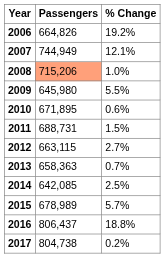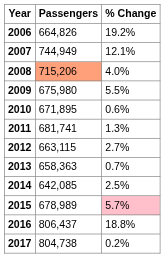(117, 71) 1.0% -> (117, 71) 4.0%
(58, 90) 645,980 -> (58, 90) 675,980
(58, 128) 688,731 -> (58, 128) 681,741
(117, 128) 1.5% -> (117, 128) 1.3%
(117, 205) no background -> (117, 205) pink background
